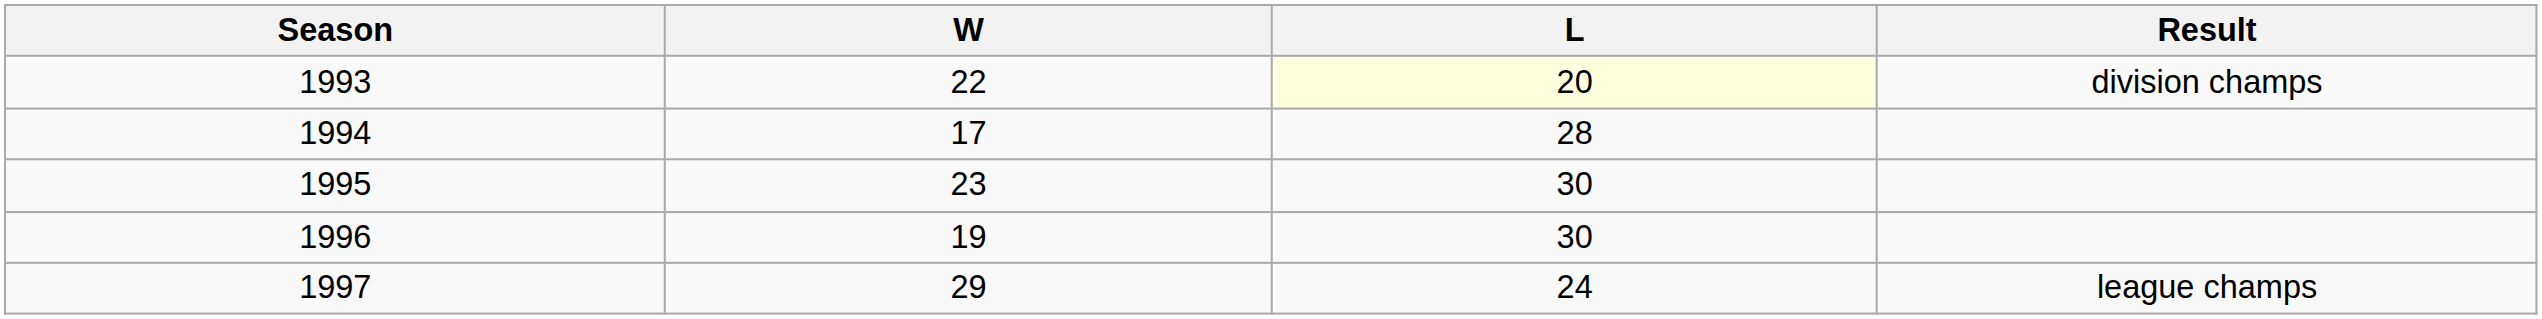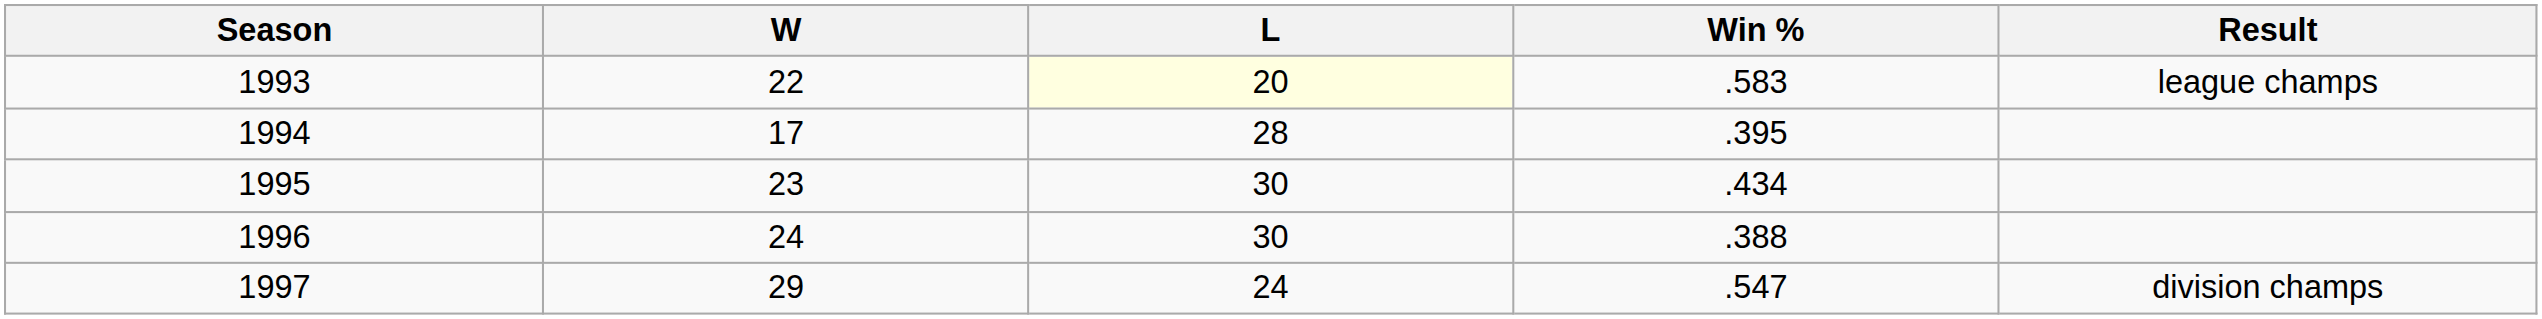+ column: (1756, 30)
(2207, 81) division champs -> (2268, 81) league champs
(969, 236) 19 -> (786, 236) 24
(2207, 287) league champs -> (2268, 287) division champs
